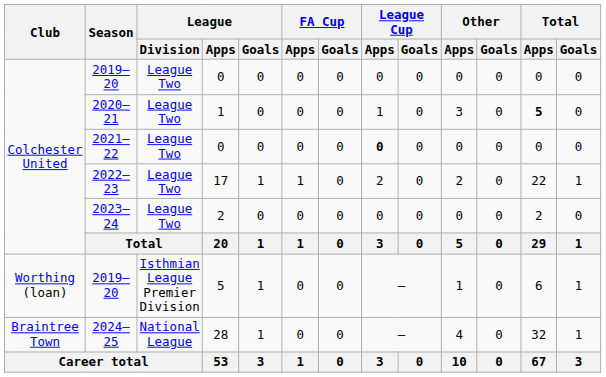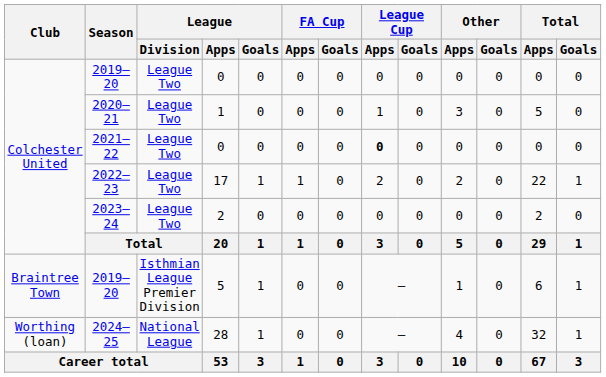(539, 112) bold -> (539, 112) normal
(45, 285) Worthing (loan) -> (45, 285) Braintree Town
(45, 335) Braintree Town -> (45, 335) Worthing (loan)
